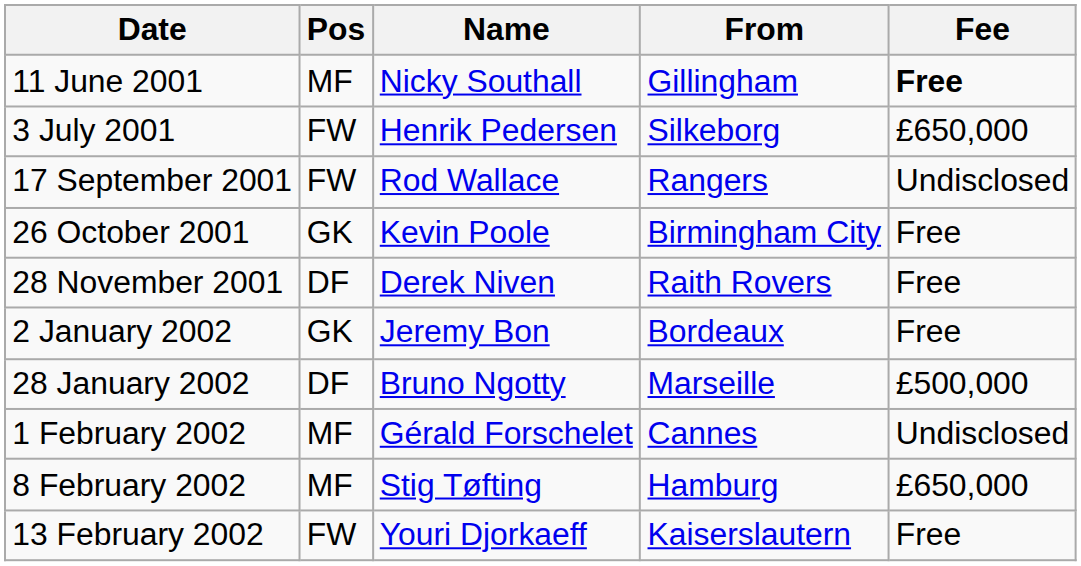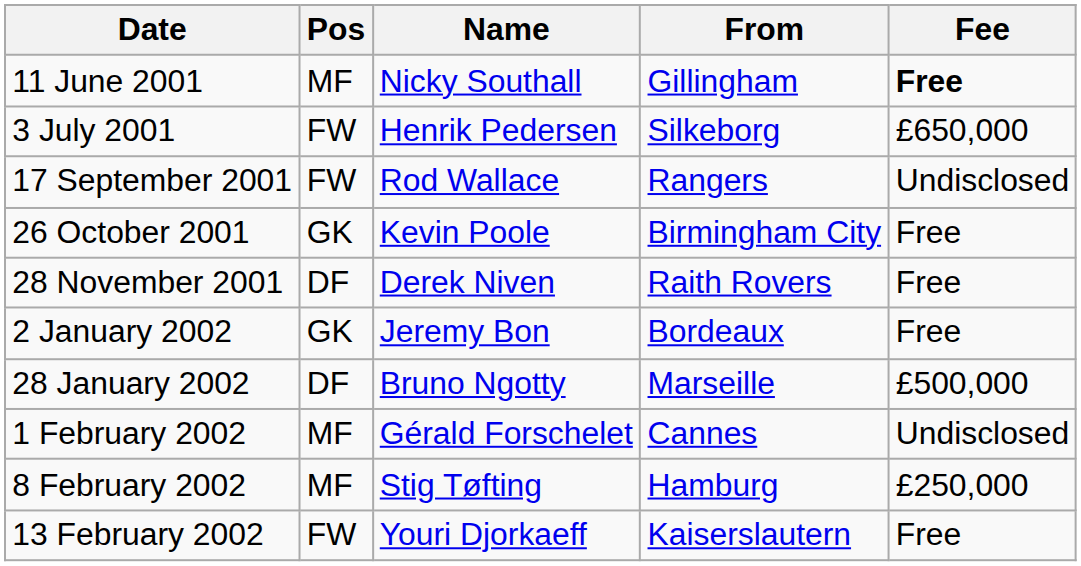(962, 484) £650,000 -> (962, 484) £250,000
